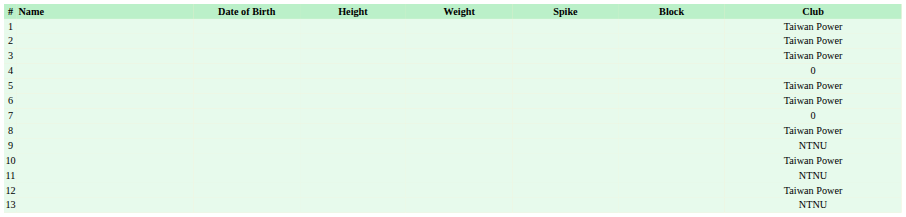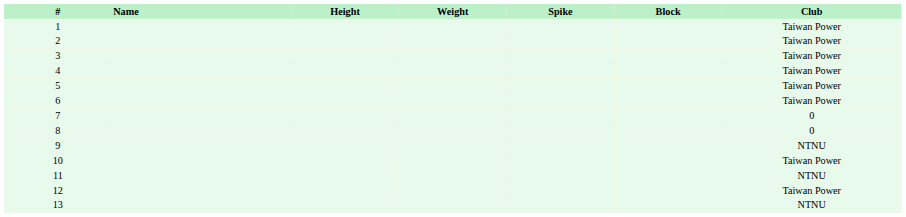- column: (247, 11)
(813, 71) 0 -> (812, 71) Taiwan Power
(813, 130) Taiwan Power -> (812, 130) 0
